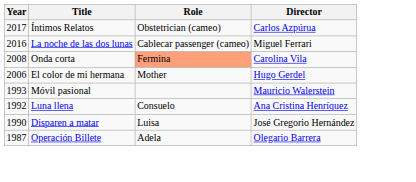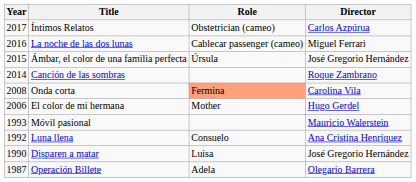+ row: (109, 59)
+ row: (78, 75)
